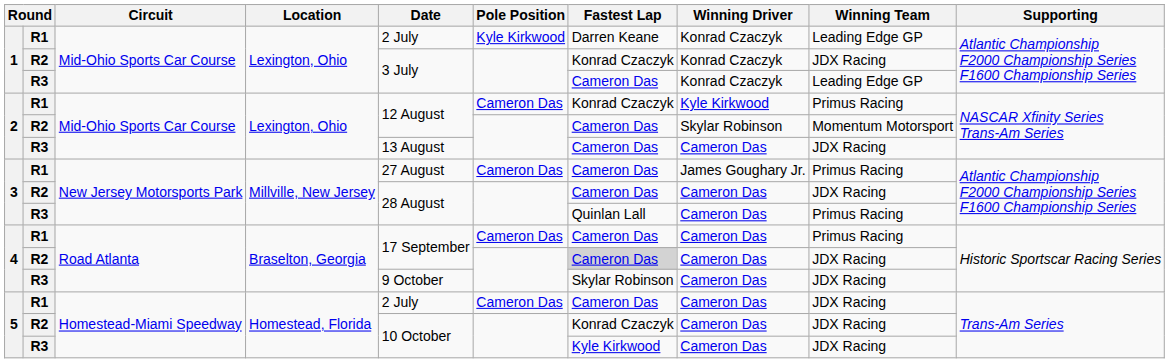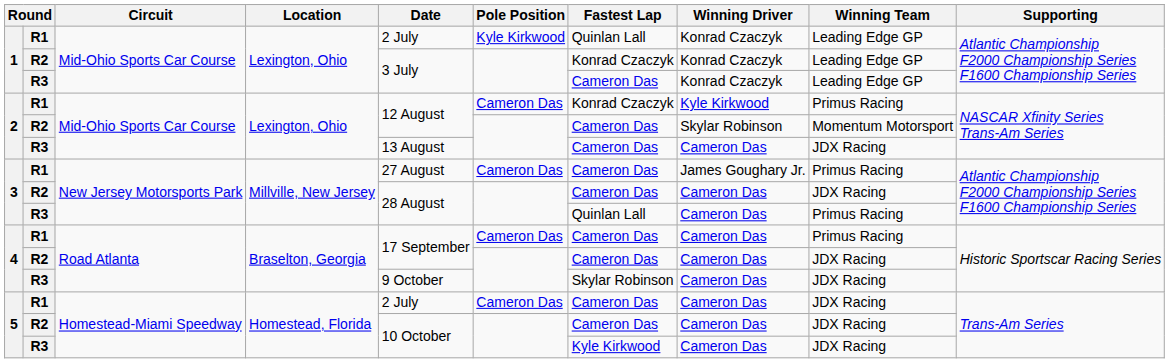(615, 37) Darren Keane -> (609, 37) Quinlan Lall
(849, 59) JDX Racing -> (867, 59) Leading Edge GP
(615, 258) lightgrey background -> (615, 258) no background
(623, 324) Konrad Czaczyk -> (615, 324) Cameron Das
